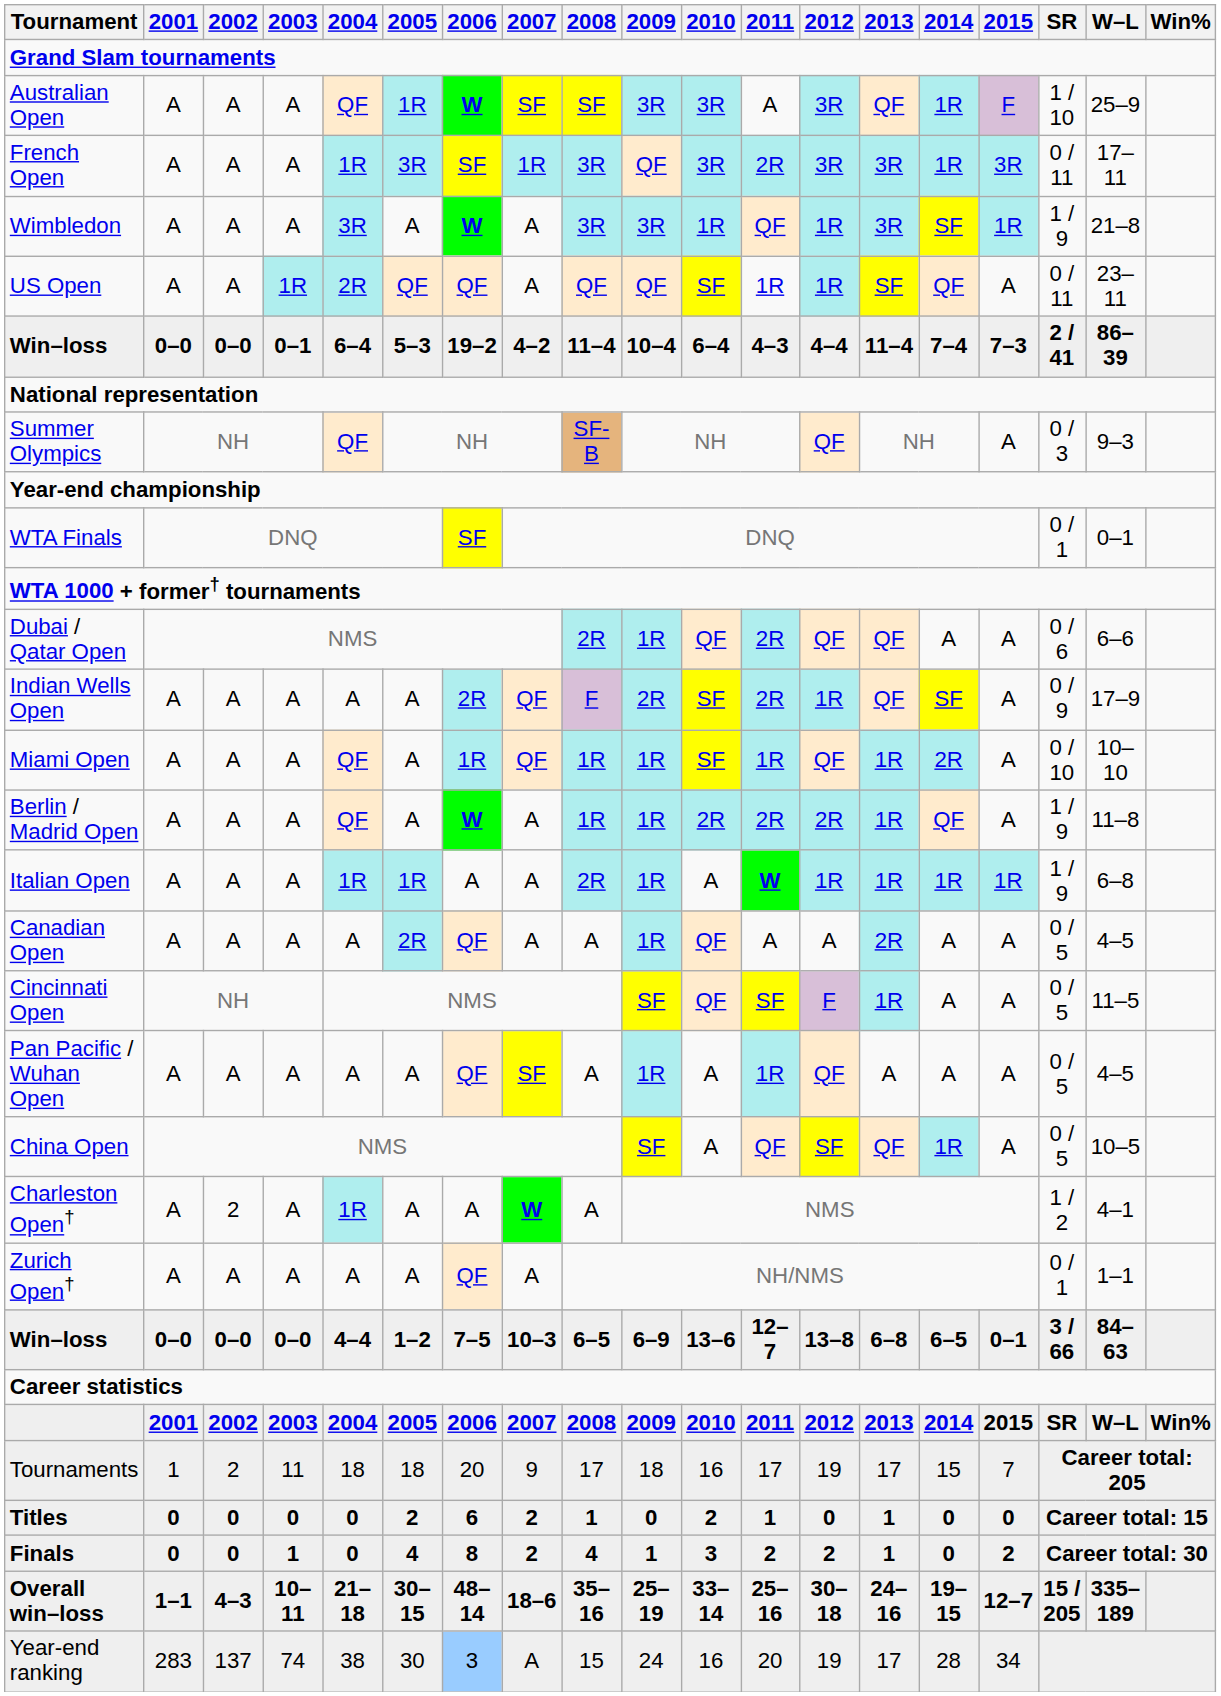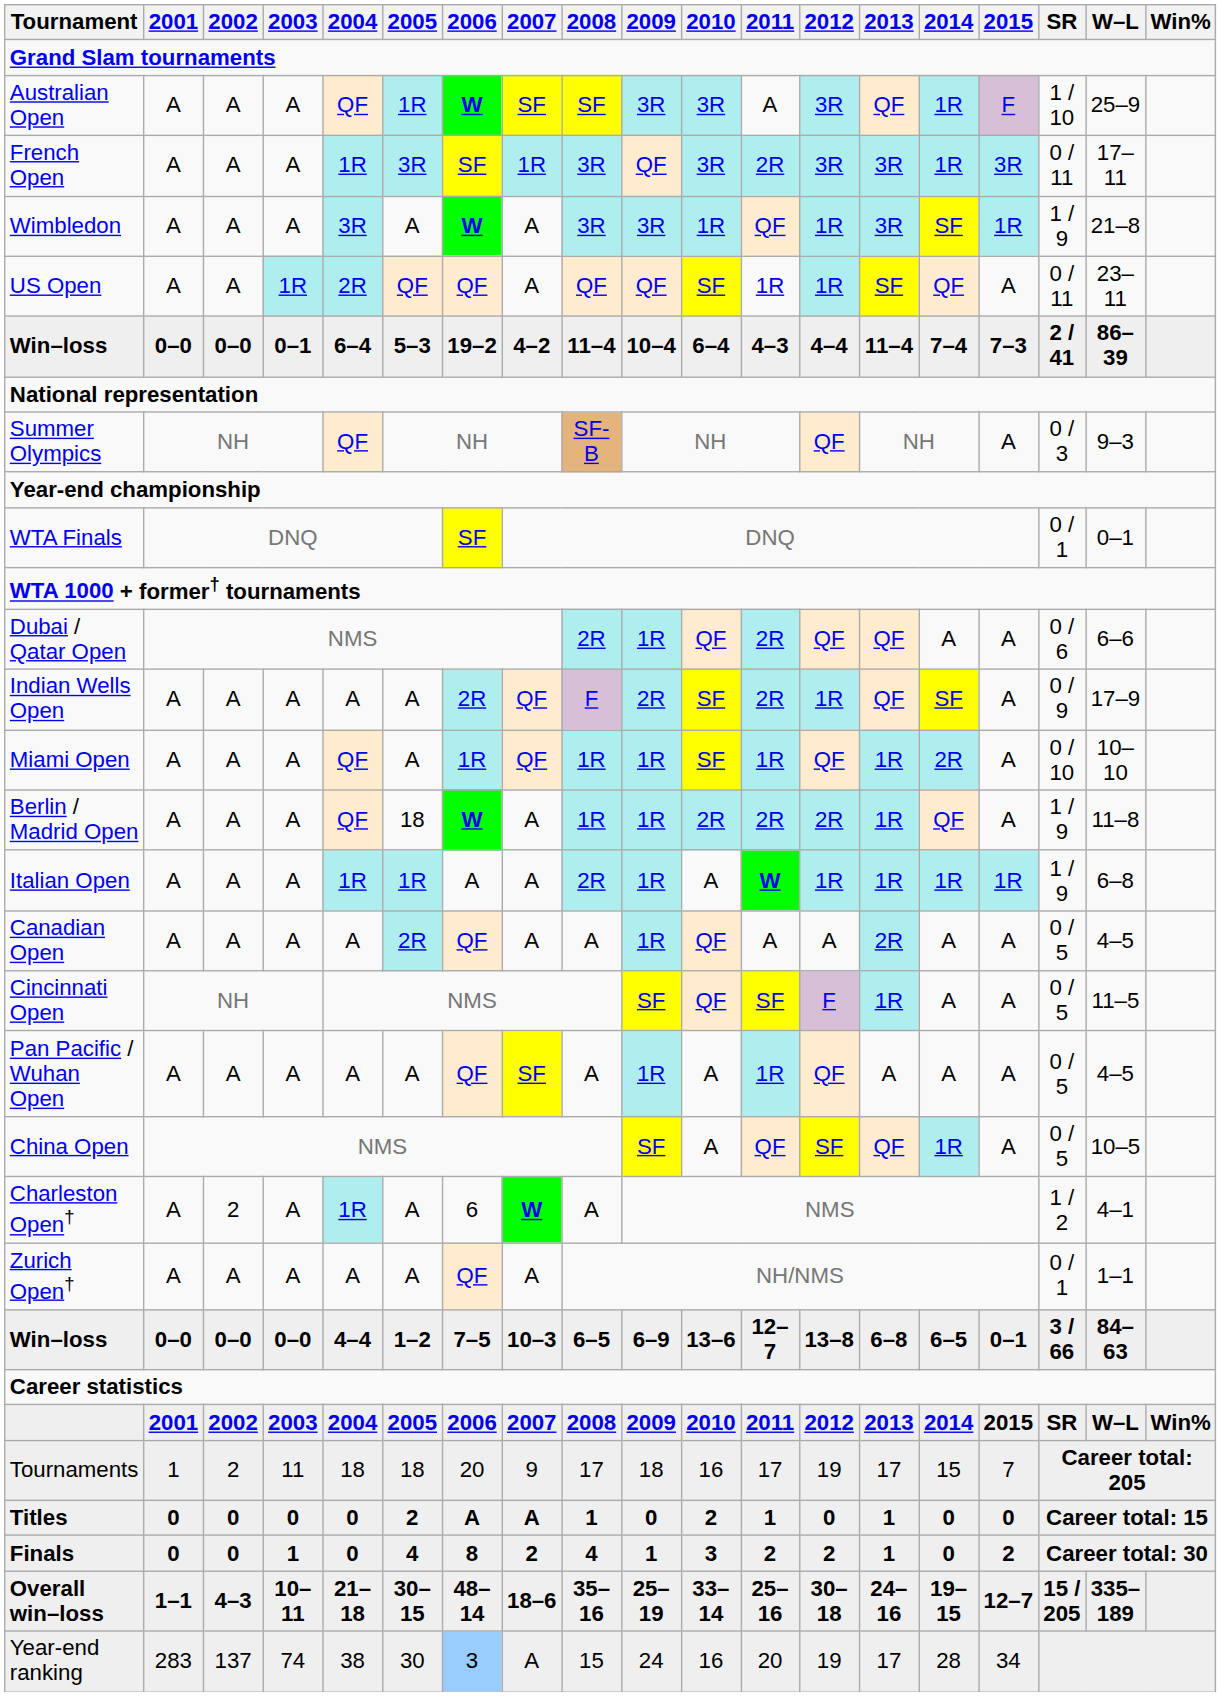(412, 819) A -> (412, 819) 18
(472, 1209) A -> (472, 1209) 6
(472, 1517) 6 -> (472, 1517) A
(532, 1517) 2 -> (532, 1517) A
